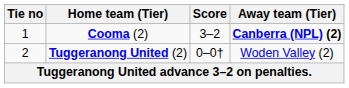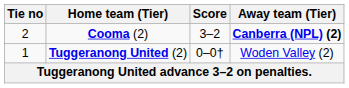(25, 33) 1 -> (25, 33) 2
(25, 53) 2 -> (25, 53) 1
